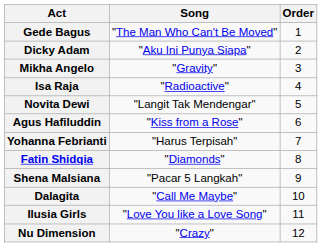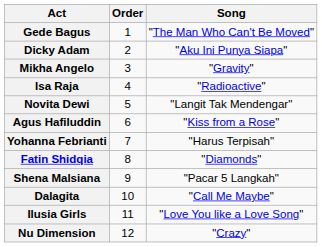columns swapped: (298, 13) <-> (195, 13)
